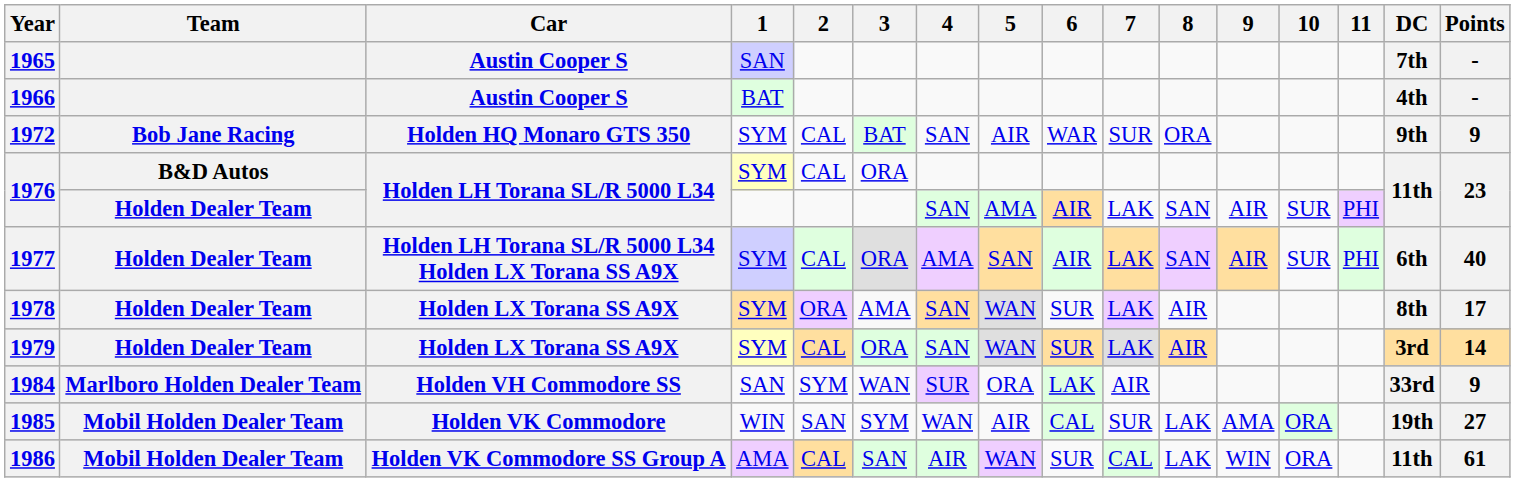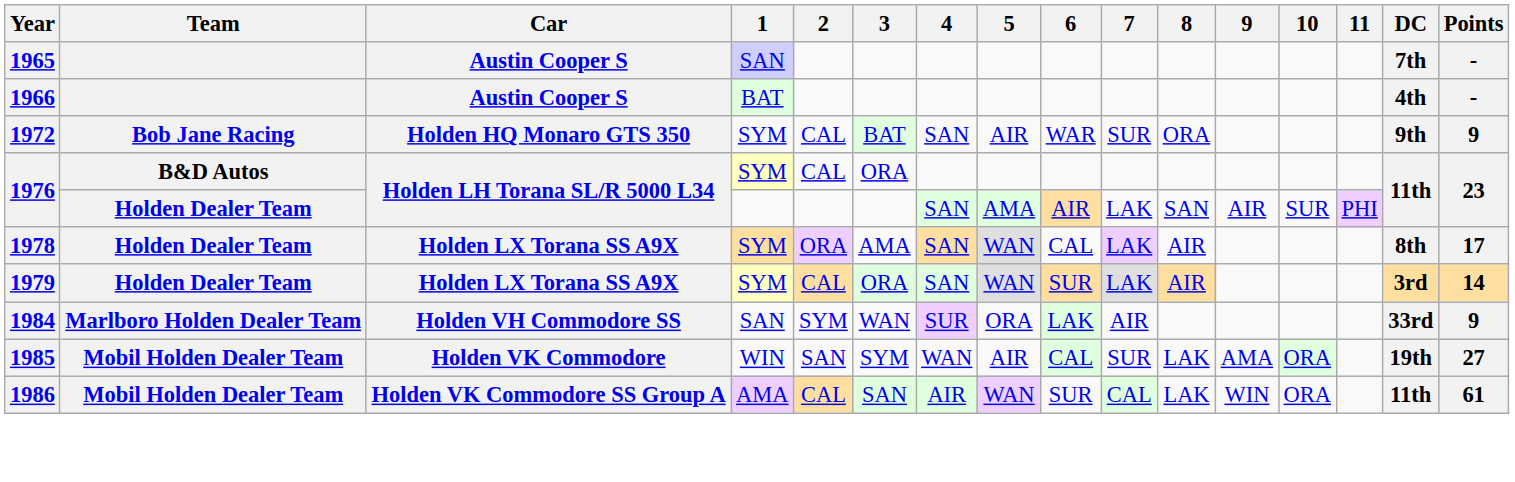- row: (32, 259)
(1072, 309) SUR -> (1071, 245) CAL
